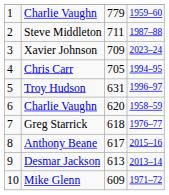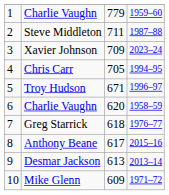(116, 87) 631 -> (116, 87) 671
